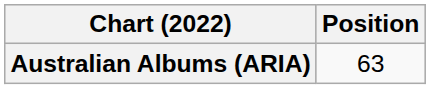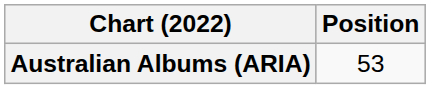(371, 63) 63 -> (371, 63) 53
